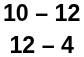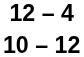rows swapped: (42, 45) <-> (42, 13)
